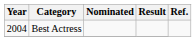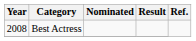(17, 28) 2004 -> (17, 28) 2008
